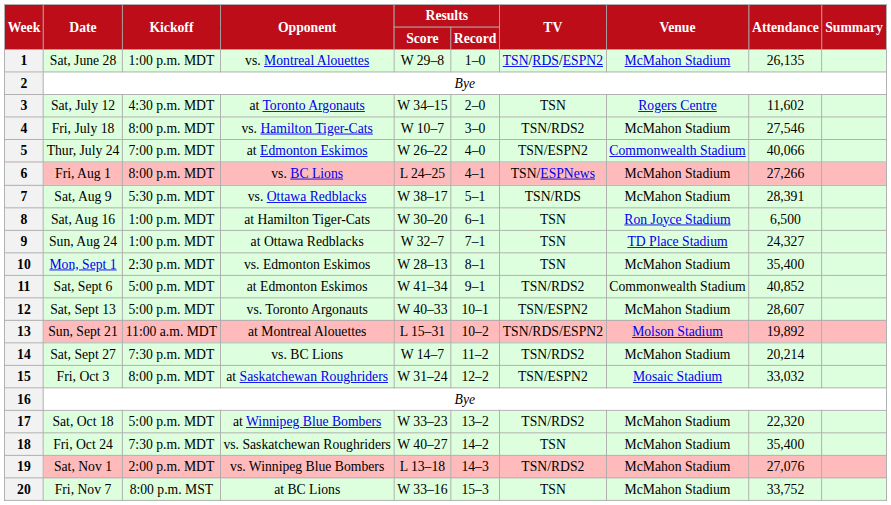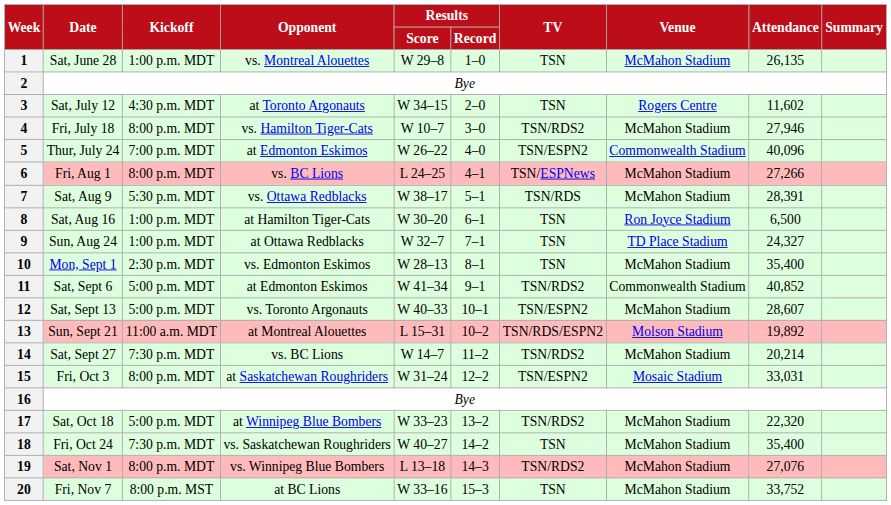(553, 61) TSN/RDS/ESPN2 -> (553, 61) TSN
(785, 128) 27,546 -> (785, 128) 27,946
(785, 151) 40,066 -> (785, 151) 40,096
(785, 376) 33,032 -> (785, 376) 33,031
(171, 467) 2:00 p.m. MDT -> (171, 467) 8:00 p.m. MDT
